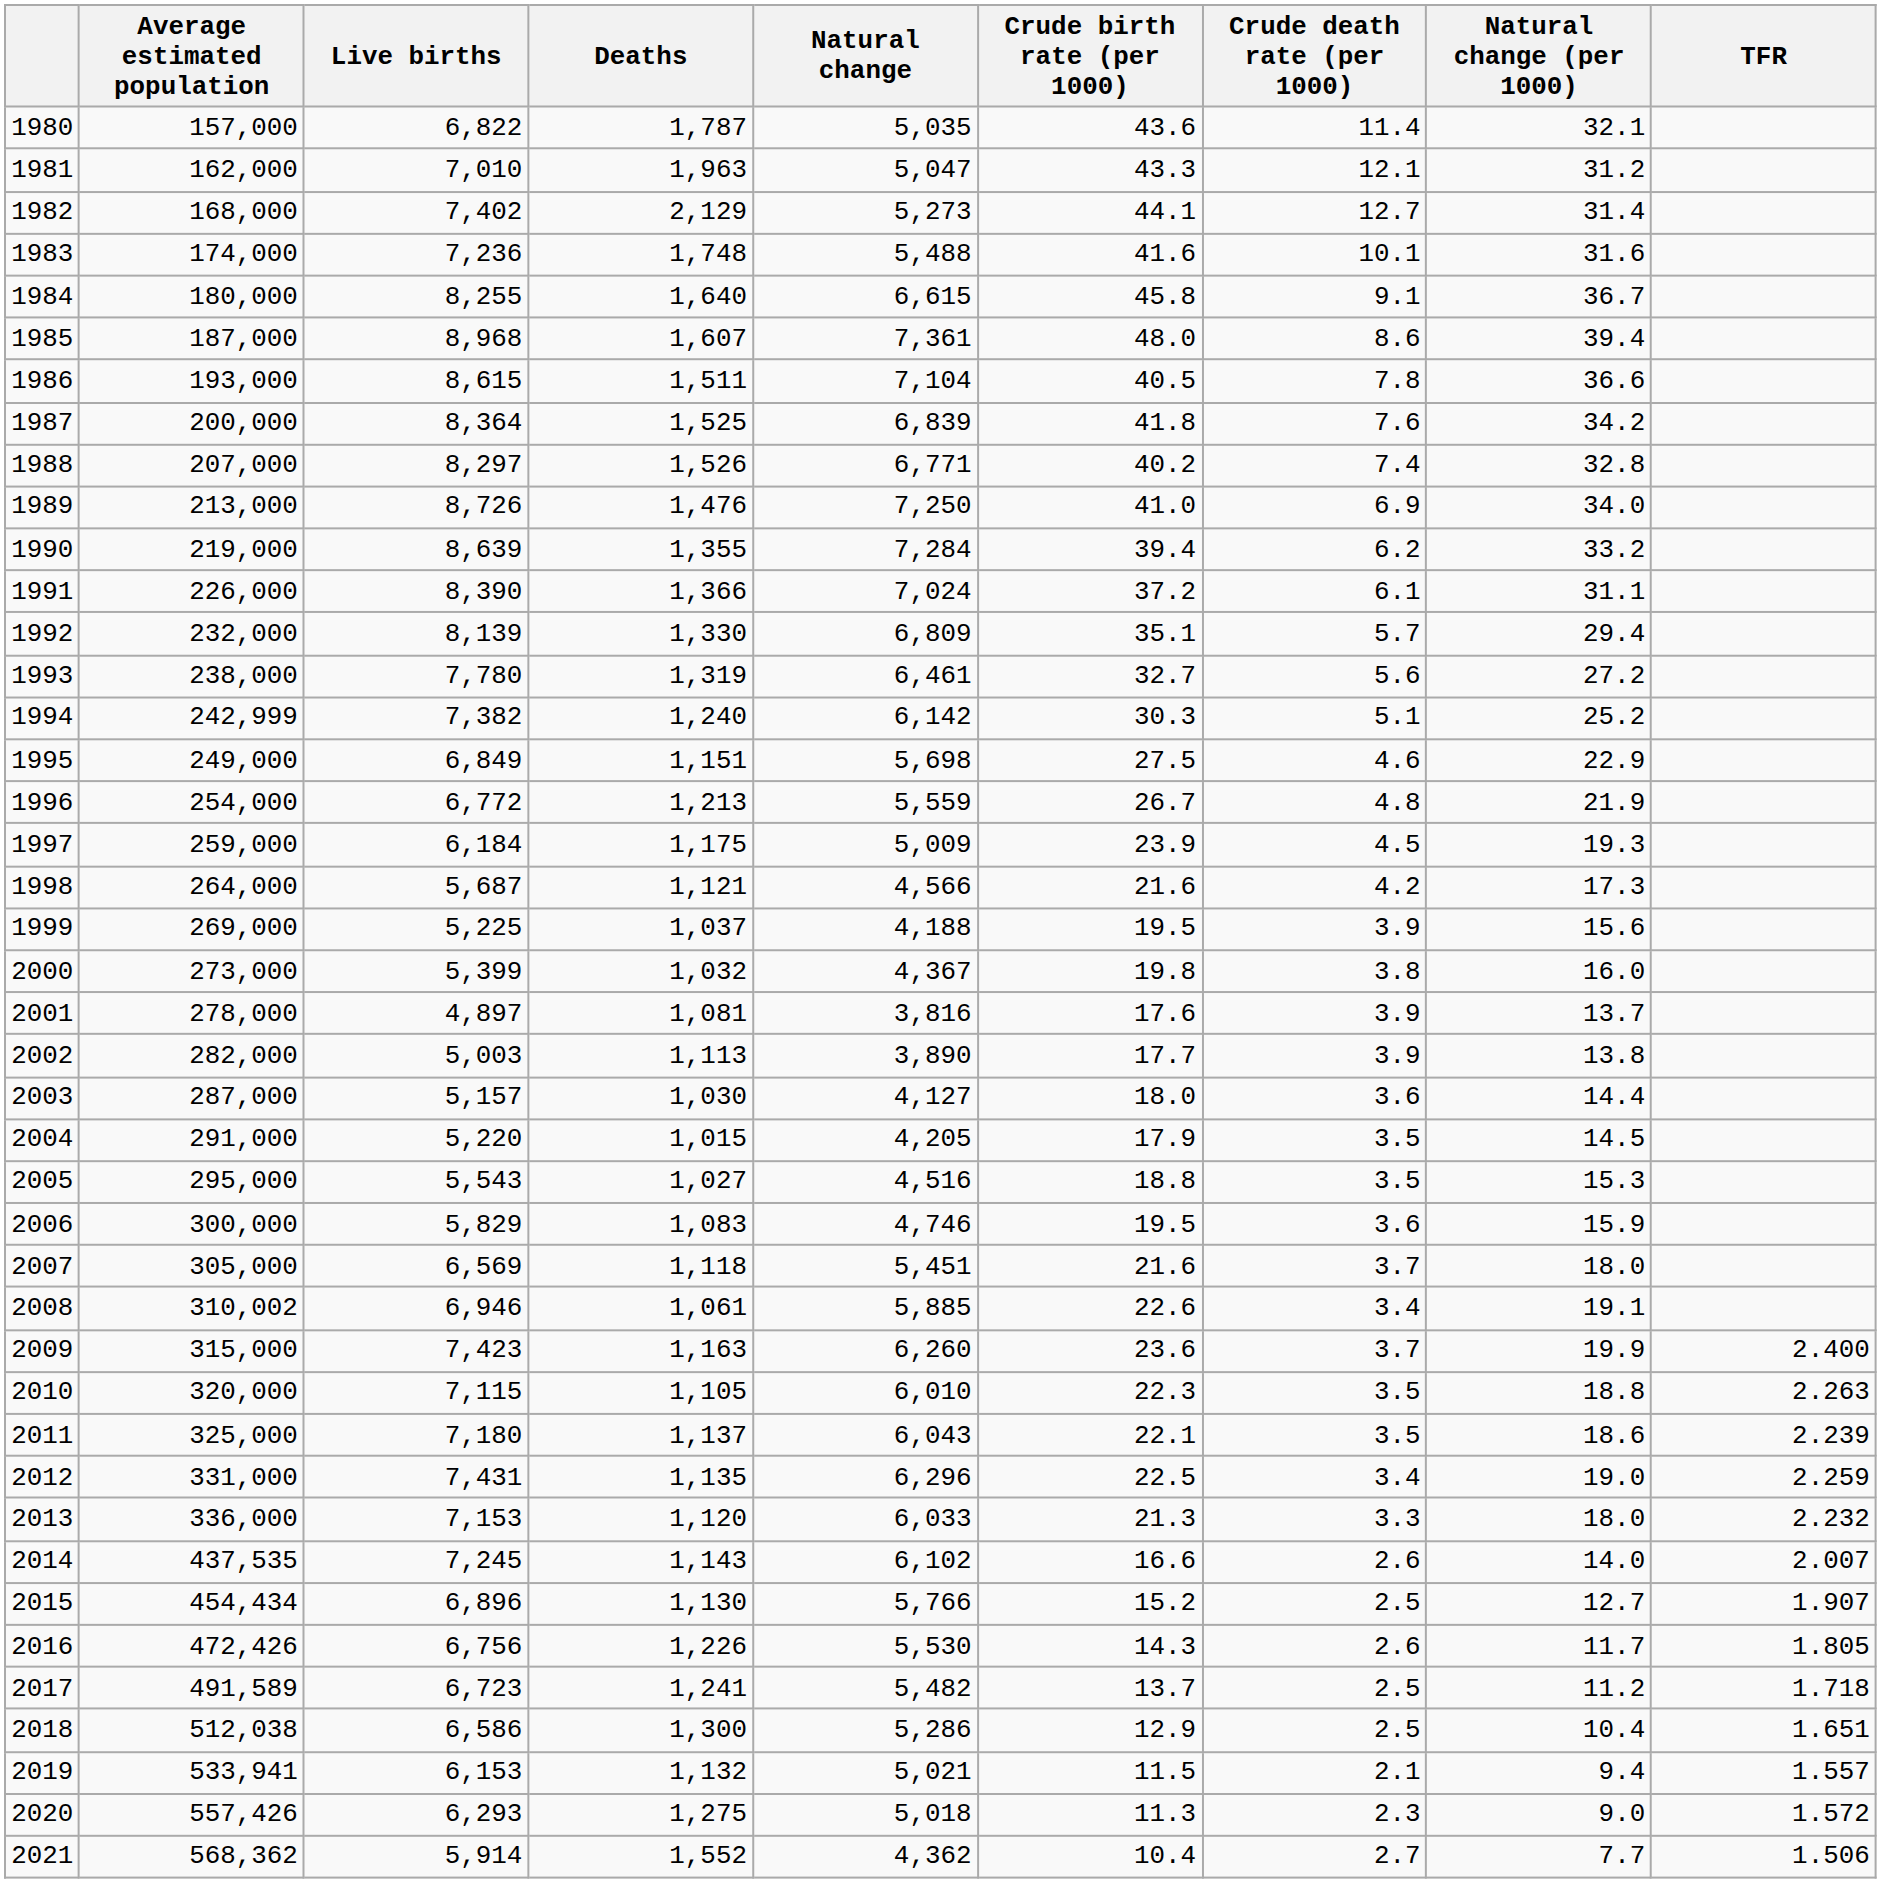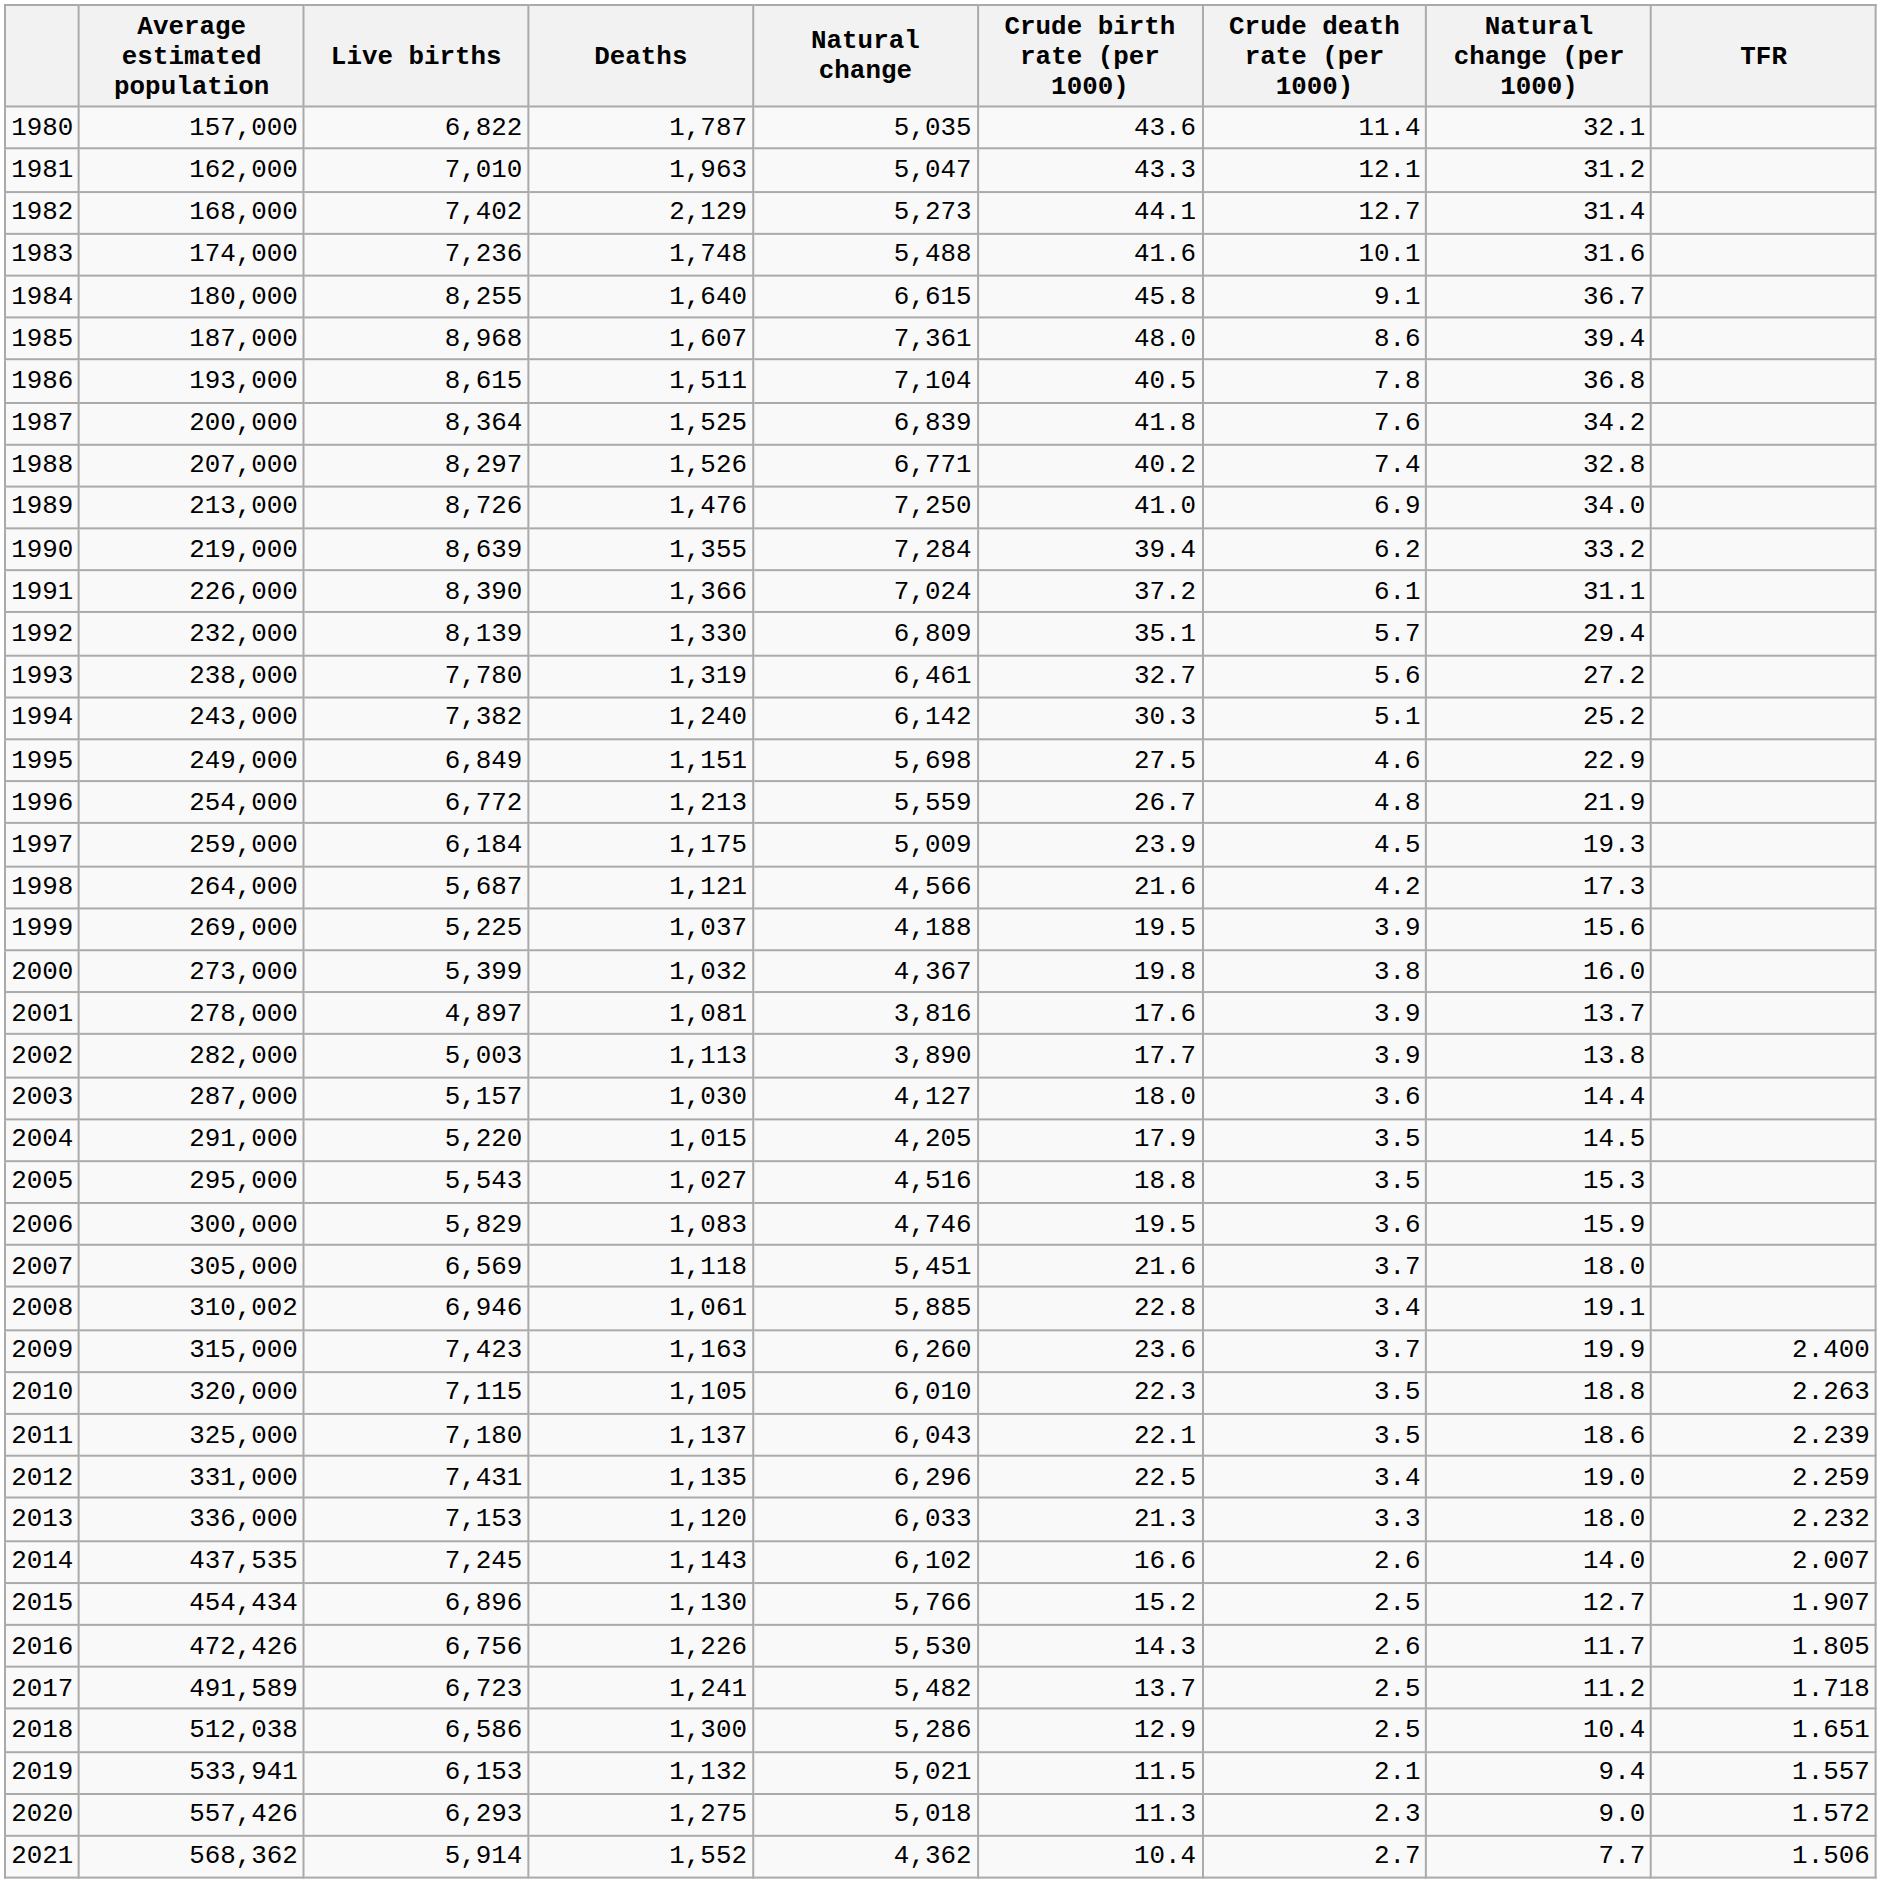(1614, 381) 36.6 -> (1614, 381) 36.8
(243, 718) 242,999 -> (243, 718) 243,000
(1165, 1309) 22.6 -> (1165, 1309) 22.8
